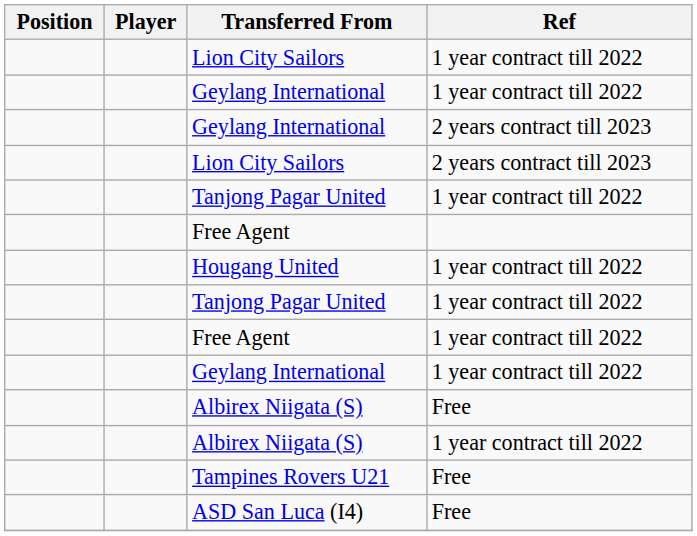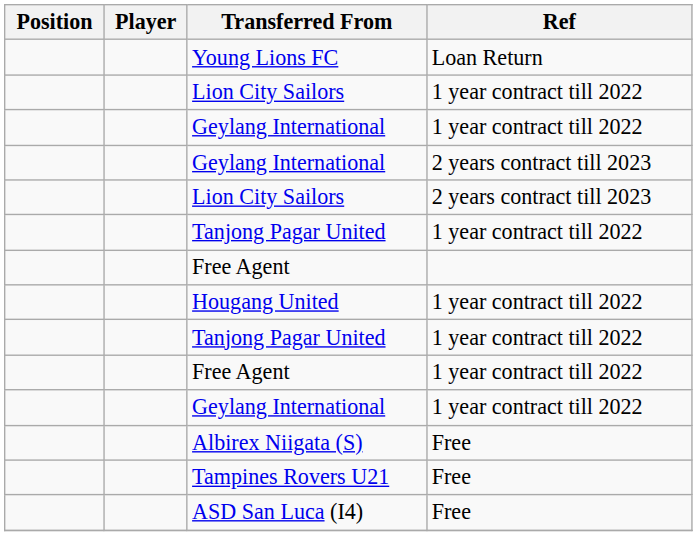+ row: (265, 57)
- row: (277, 442)
